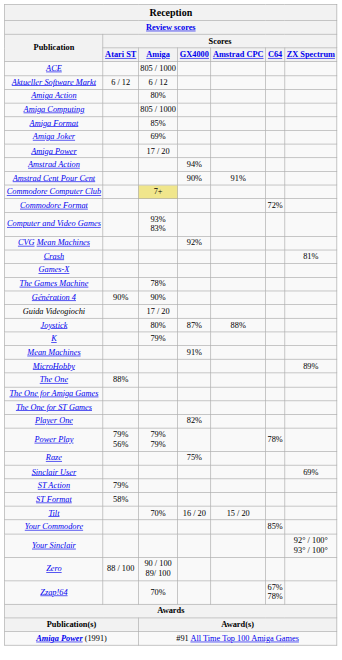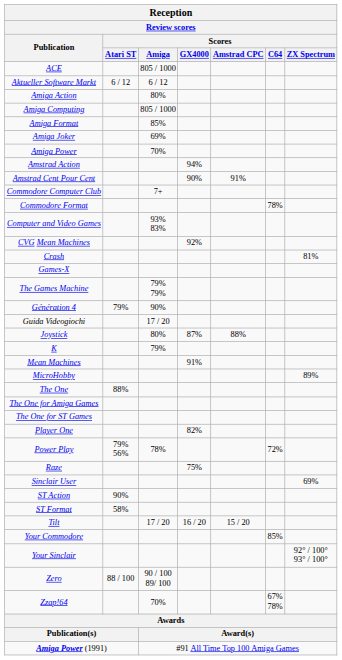(158, 151) 17 / 20 -> (158, 151) 70%
(158, 192) khaki background -> (158, 192) no background
(275, 205) 72% -> (275, 205) 78%
(158, 284) 78% -> (158, 289) 79% 79%
(121, 297) 90% -> (121, 307) 79%
(158, 439) 79% 79% -> (158, 449) 78%
(275, 439) 78% -> (275, 449) 72%
(121, 485) 79% -> (121, 495) 90%
(158, 513) 70% -> (158, 523) 17 / 20
